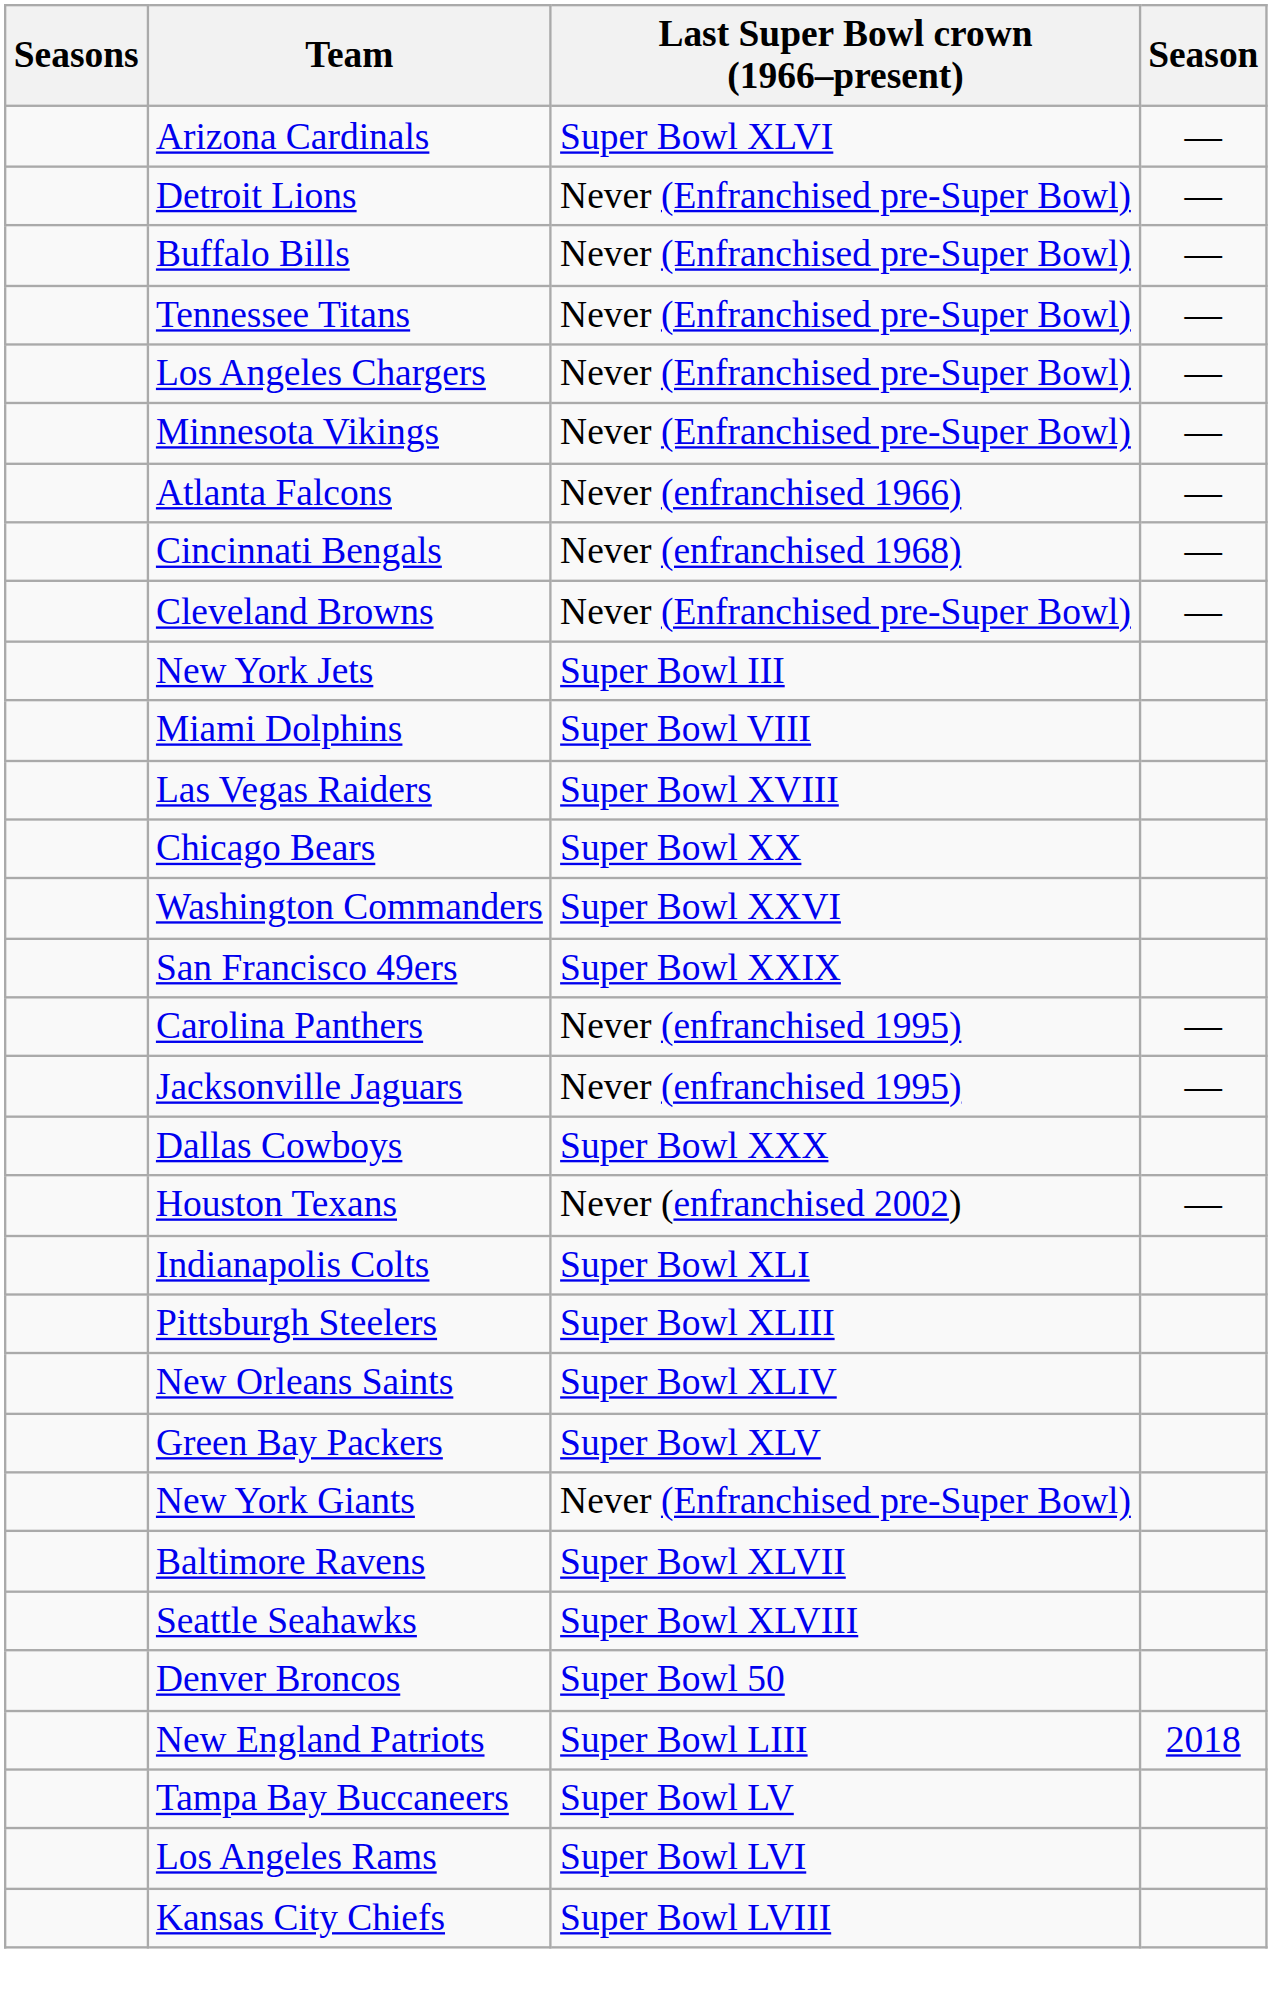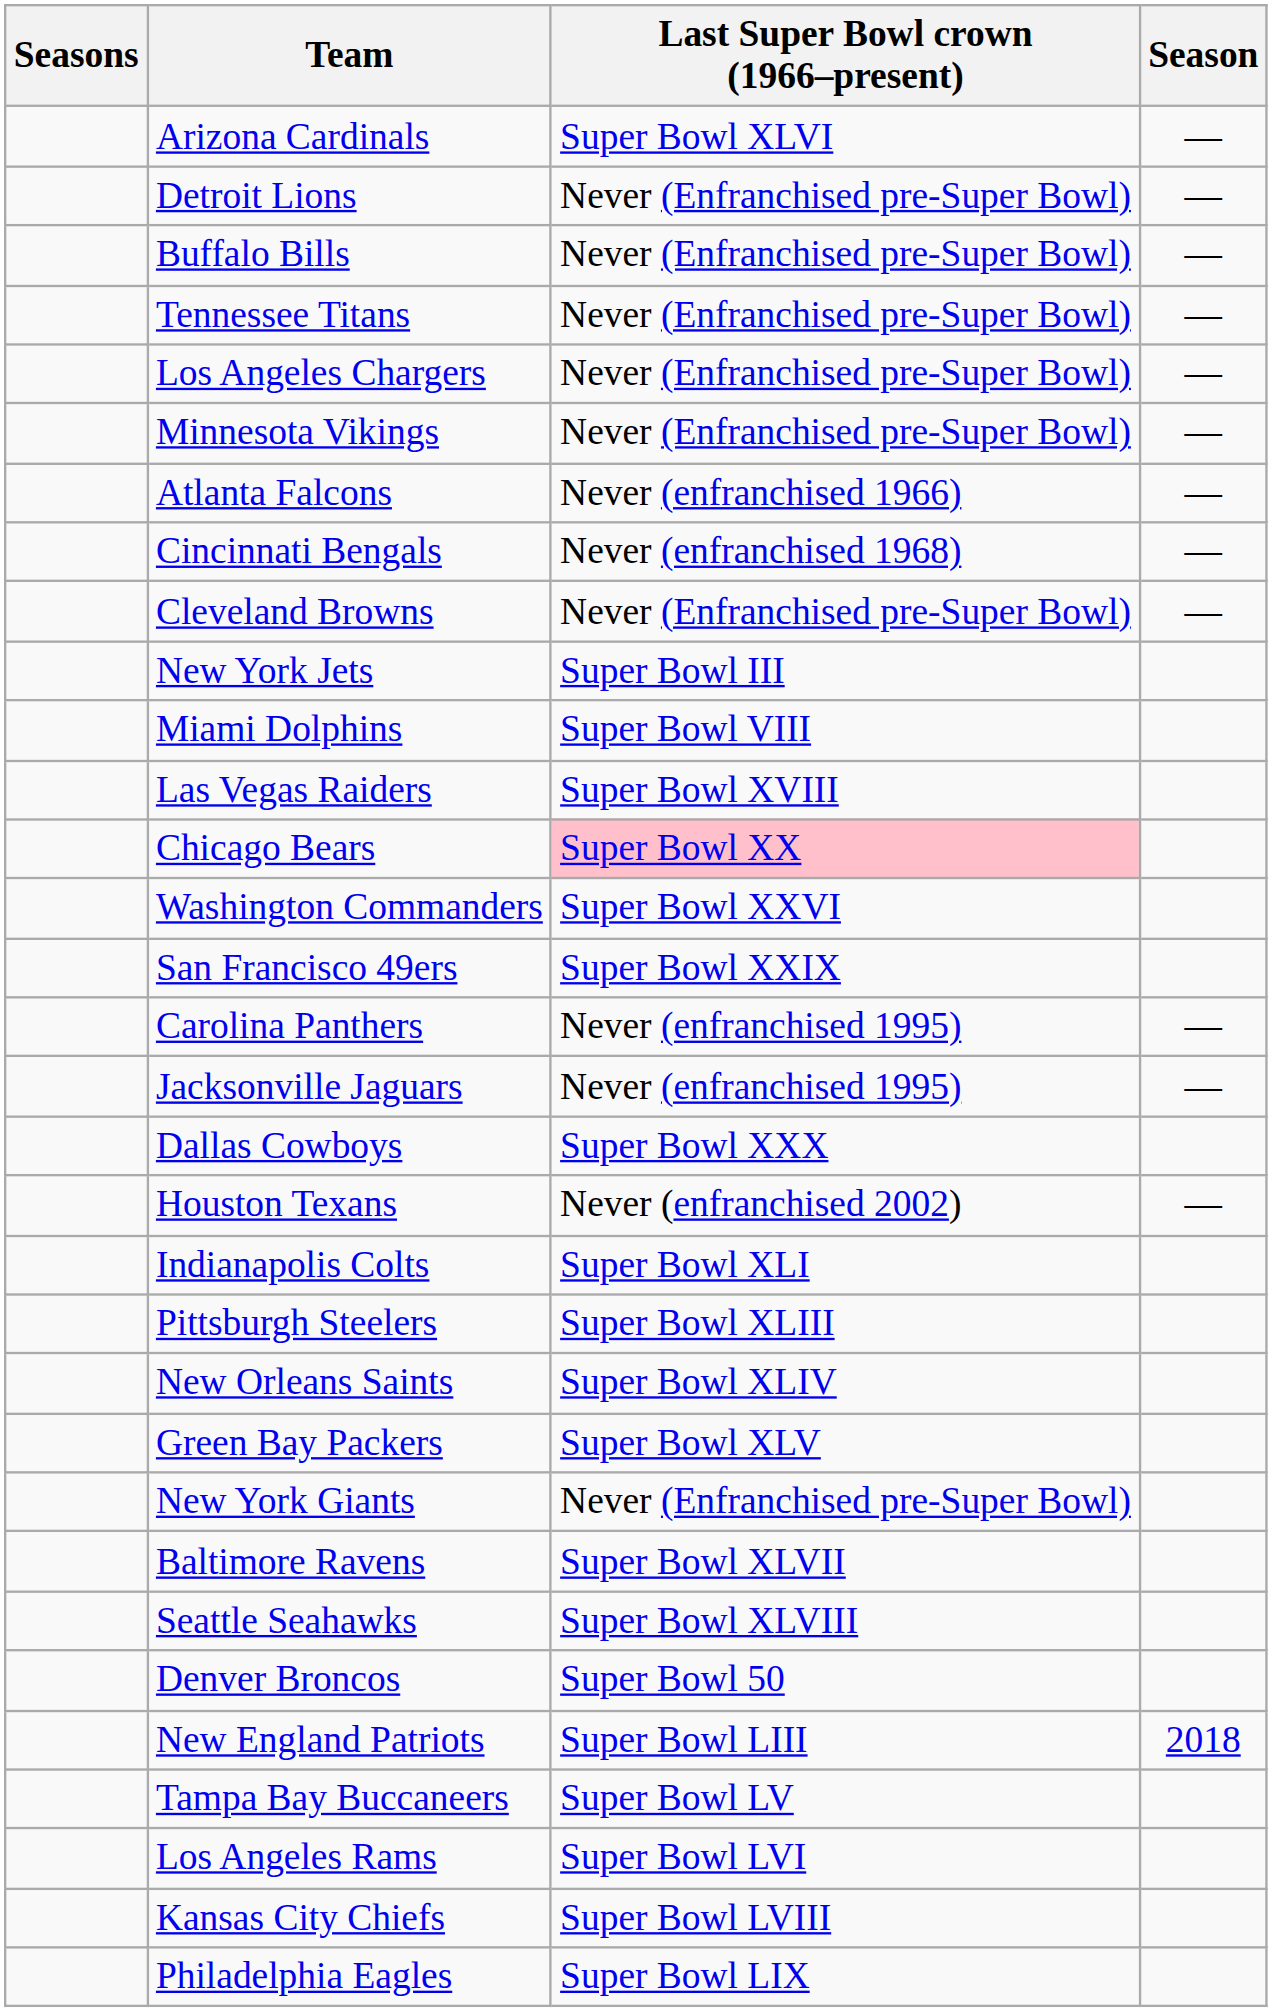(681, 848) no background -> (681, 848) pink background
+ row: (304, 1976)
